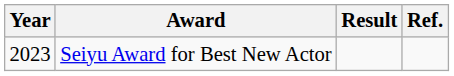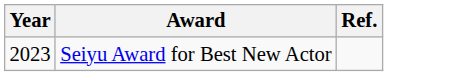- column: (369, 20)
